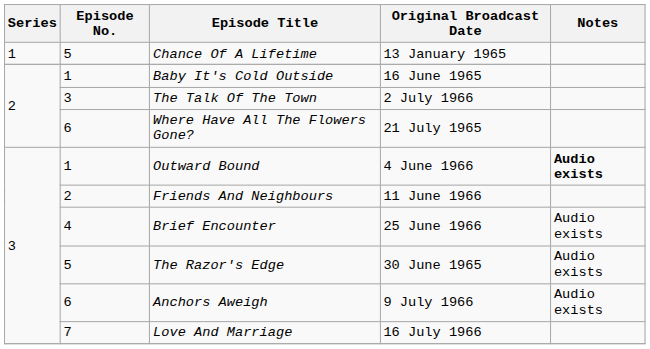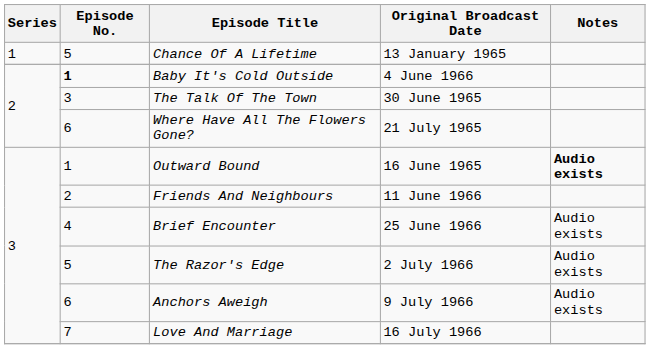(68, 76) normal -> (68, 76) bold
(433, 76) 16 June 1965 -> (428, 76) 4 June 1966
(428, 98) 2 July 1966 -> (433, 98) 30 June 1965
(428, 166) 4 June 1966 -> (433, 166) 16 June 1965
(433, 264) 30 June 1965 -> (428, 264) 2 July 1966
